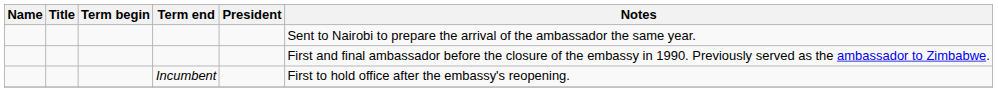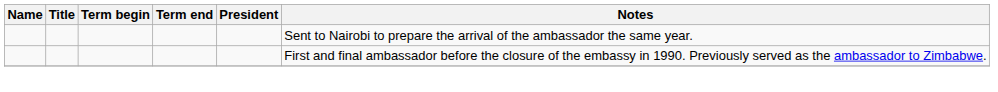- row: (25, 76)
